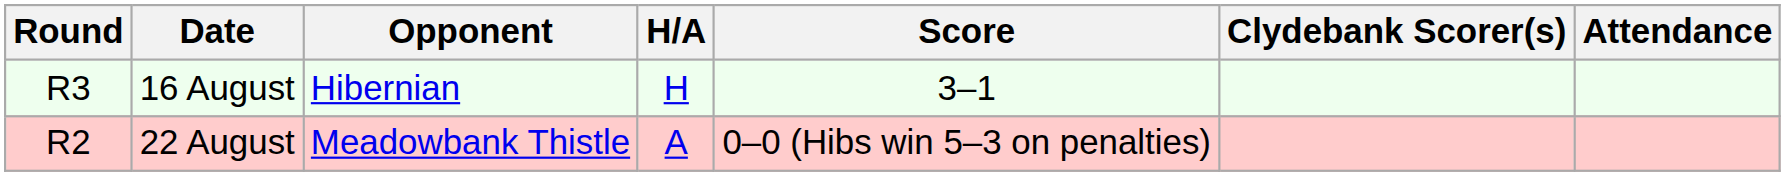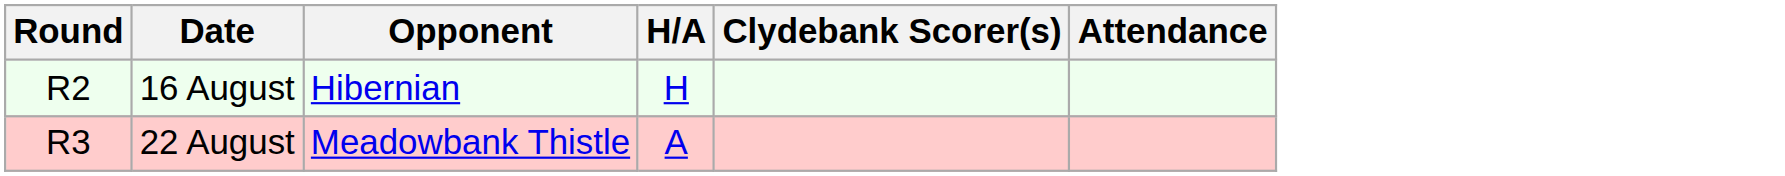- column: (967, 32)
(68, 87) R3 -> (68, 87) R2
(68, 142) R2 -> (68, 142) R3
